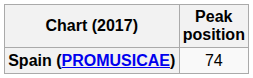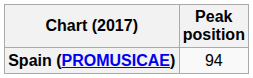(214, 60) 74 -> (214, 60) 94
